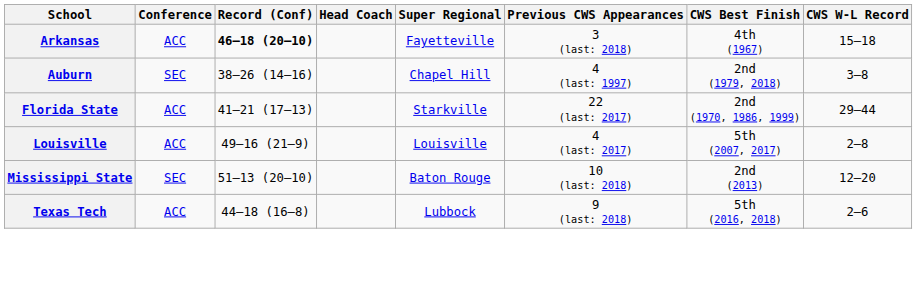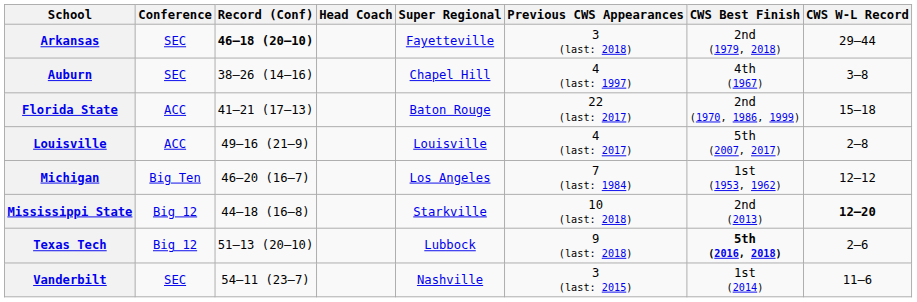(175, 41) ACC -> (175, 41) SEC
(745, 41) 4th (1967) -> (745, 41) 2nd (1979, 2018)
(857, 41) 15–18 -> (857, 41) 29–44
(745, 75) 2nd (1979, 2018) -> (745, 75) 4th (1967)
(450, 109) Starkville -> (450, 109) Baton Rouge
(857, 109) 29–44 -> (857, 109) 15–18
+ row: (70, 177)
(175, 177) SEC -> (175, 211) Big 12
(265, 177) 51–13 (20–10) -> (265, 211) 44–18 (16–8)
(450, 177) Baton Rouge -> (450, 211) Starkville
(857, 177) normal -> (857, 211) bold
(175, 211) ACC -> (175, 245) Big 12
(265, 211) 44–18 (16–8) -> (265, 245) 51–13 (20–10)
(745, 211) normal -> (745, 245) bold
+ row: (70, 280)
